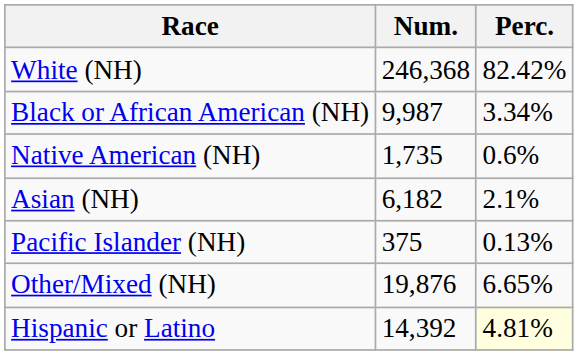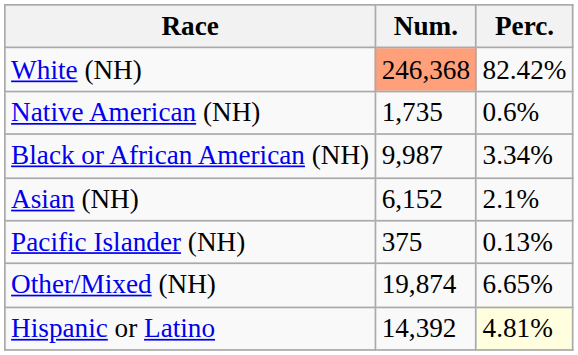(426, 69) no background -> (426, 69) lightsalmon background
rows swapped: (190, 112) <-> (136, 155)
(412, 198) 6,182 -> (412, 198) 6,152
(419, 284) 19,876 -> (419, 284) 19,874
